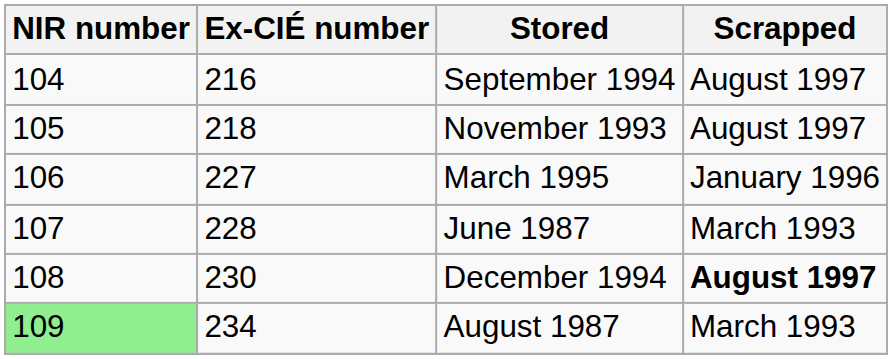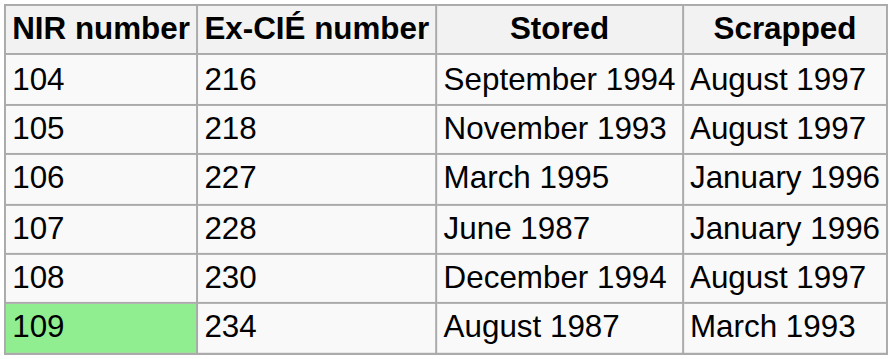(773, 228) March 1993 -> (785, 228) January 1996
(783, 278) bold -> (778, 278) normal
